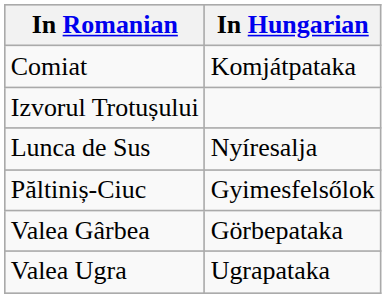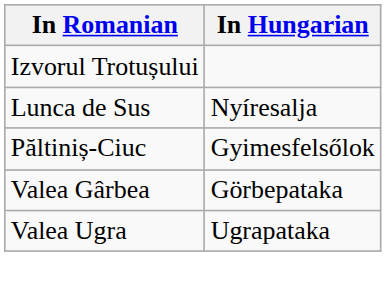- row: (49, 66)
